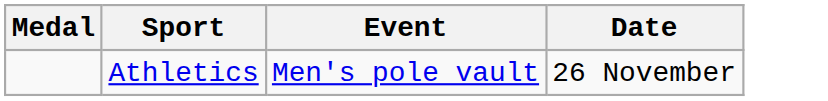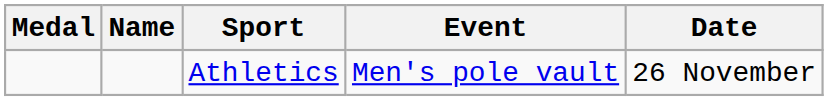+ column: (142, 28)
